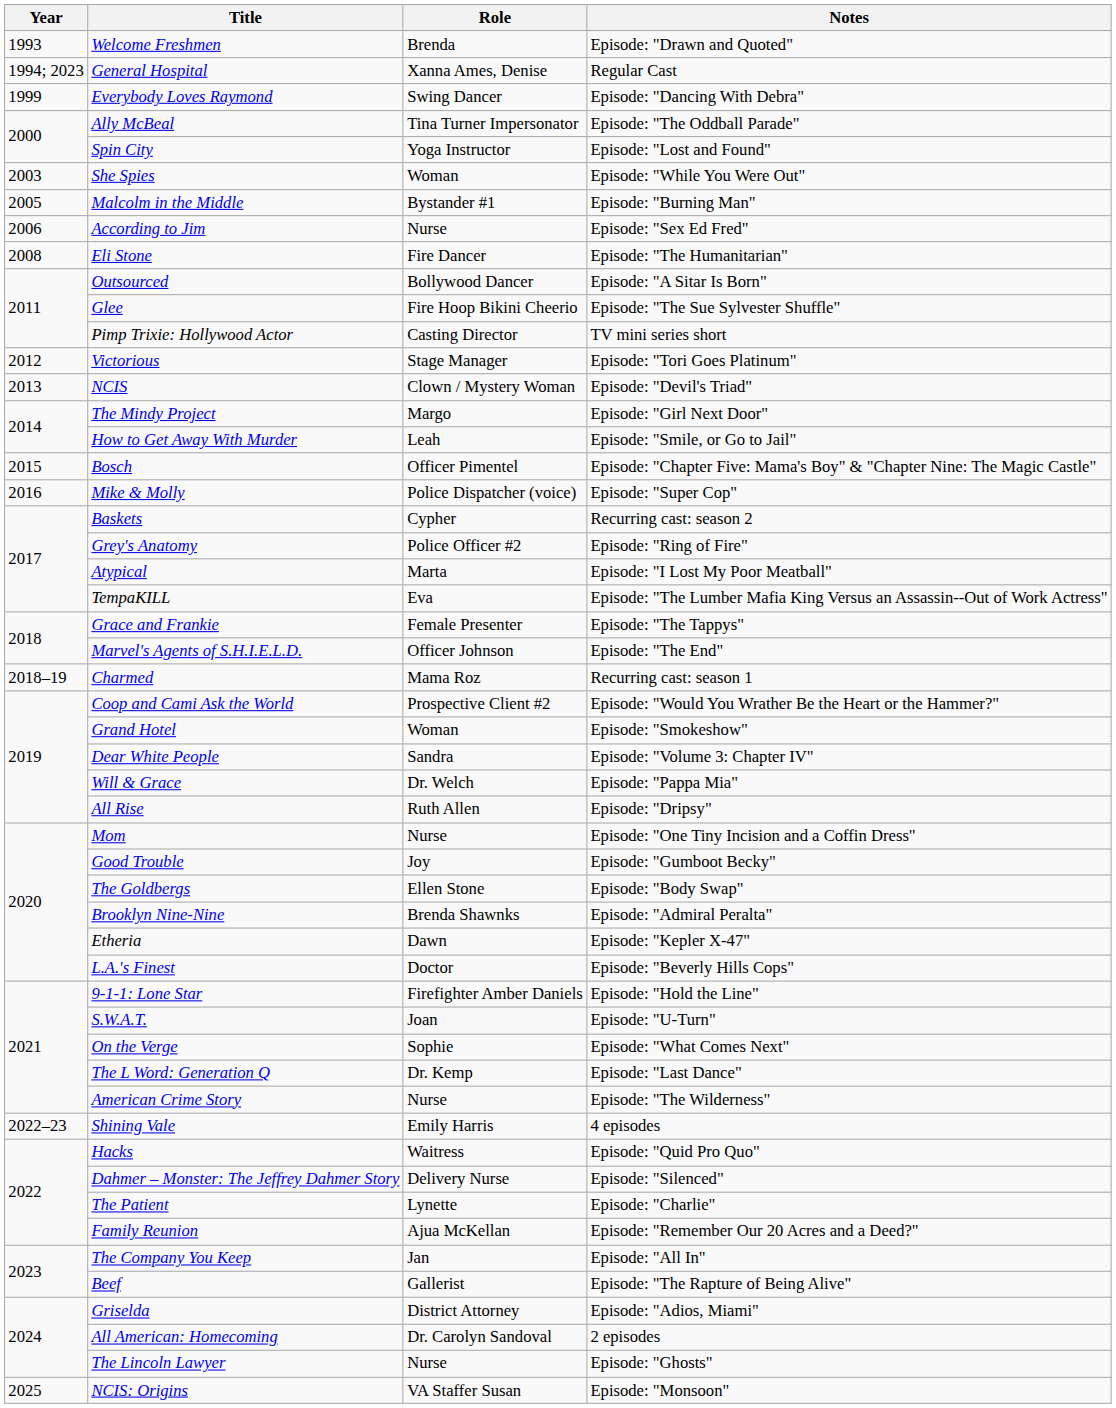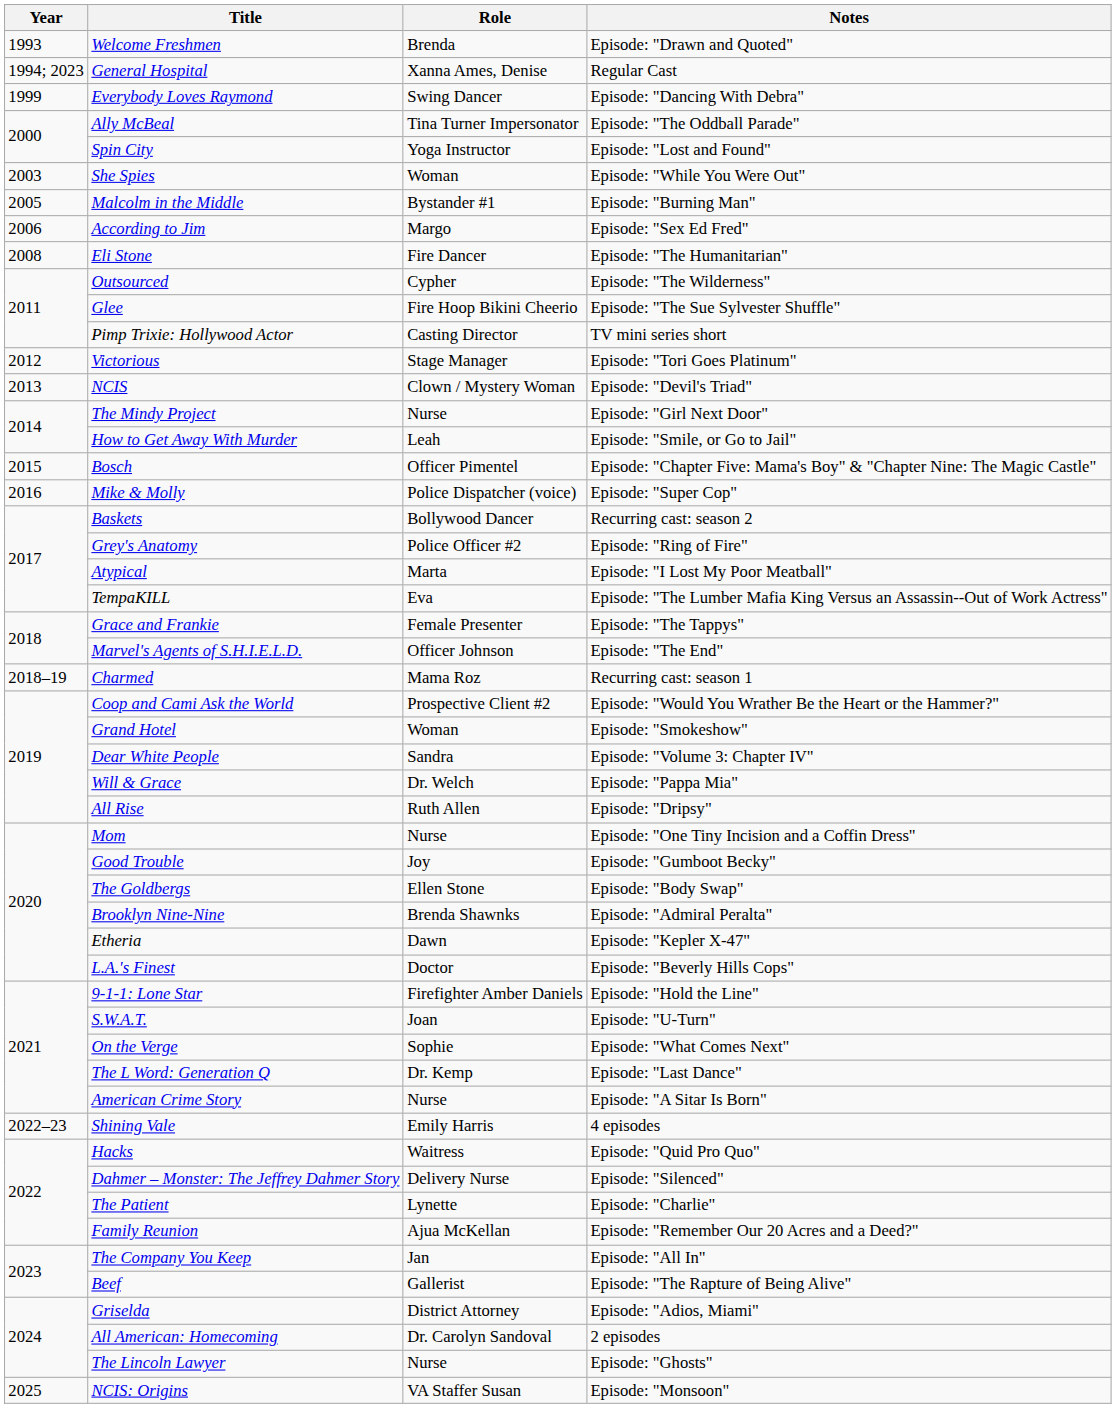(427, 228) Nurse -> (429, 228) Margo
(470, 281) Bollywood Dancer -> (432, 281) Cypher
(679, 281) Episode: "A Sitar Is Born" -> (680, 281) Episode: "The Wilderness"
(429, 413) Margo -> (427, 413) Nurse
(432, 519) Cypher -> (470, 519) Bollywood Dancer
(680, 1099) Episode: "The Wilderness" -> (679, 1099) Episode: "A Sitar Is Born"
